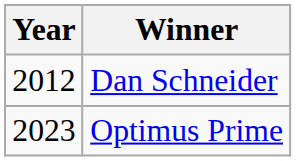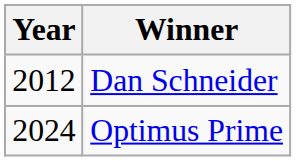(44, 130) 2023 -> (44, 130) 2024
